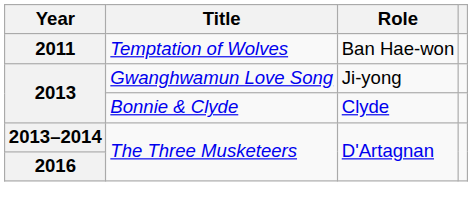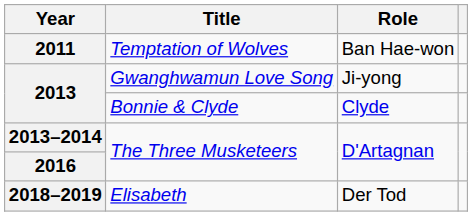+ row: (149, 195)
